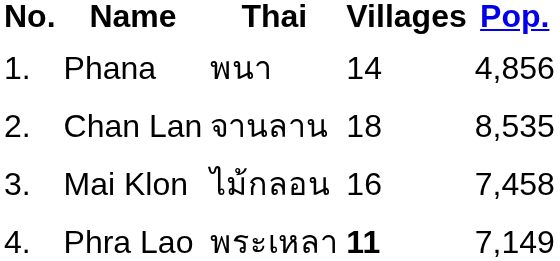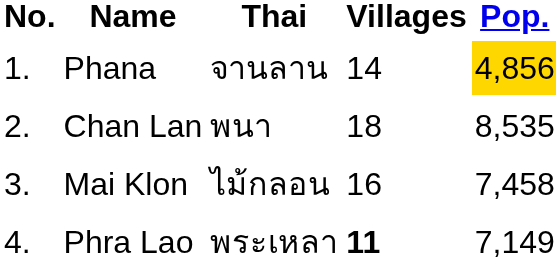(241, 68) พนา -> (269, 68) จานลาน
(515, 67) no background -> (515, 67) gold background
(269, 126) จานลาน -> (241, 126) พนา
